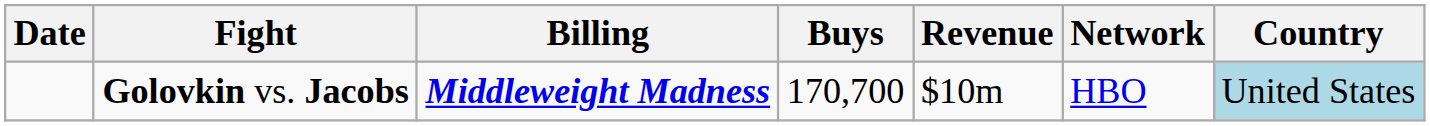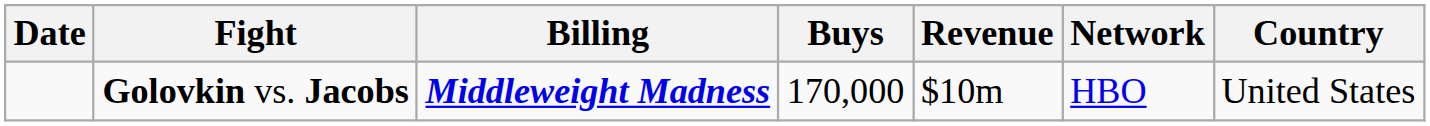(846, 90) 170,700 -> (846, 90) 170,000
(1318, 90) lightblue background -> (1318, 90) no background
